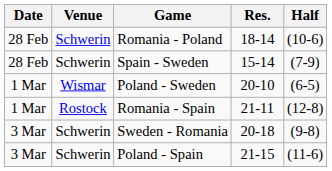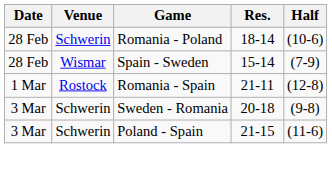(83, 62) Schwerin -> (83, 62) Wismar
- row: (167, 85)
